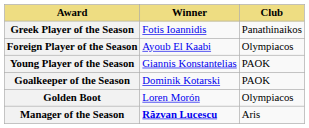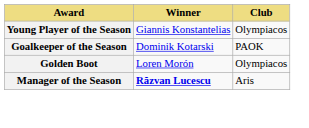- row: (72, 30)
- row: (72, 47)
(256, 64) PAOK -> (261, 30) Olympiacos
